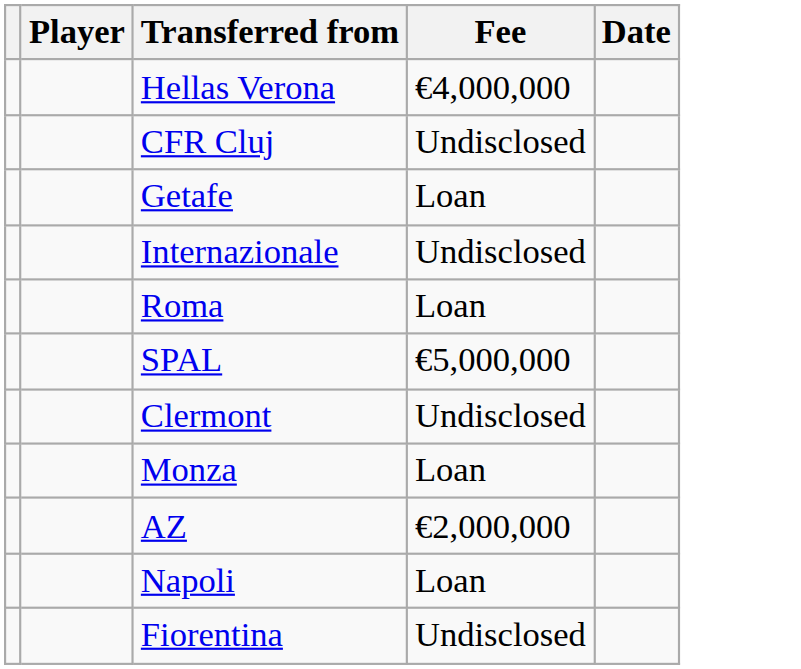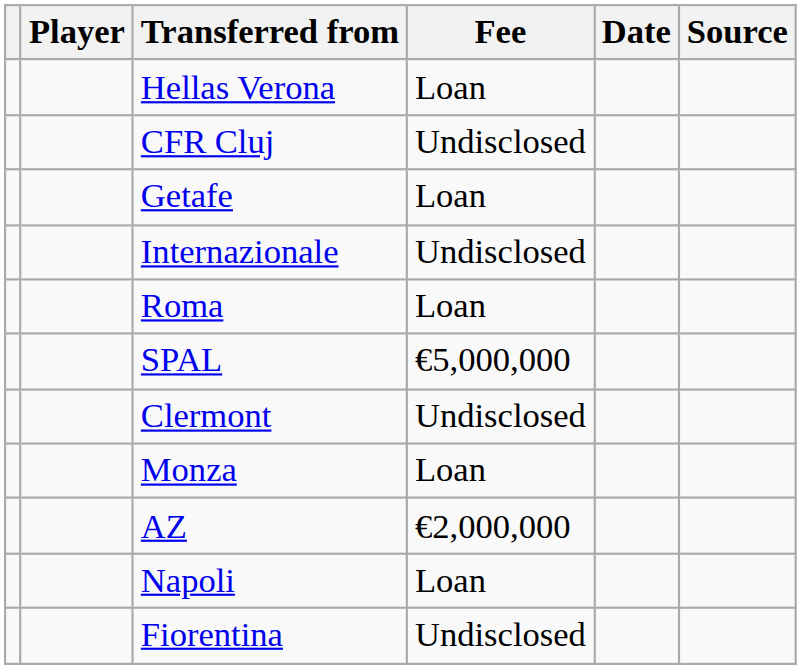+ column: (737, 31)
(493, 86) €4,000,000 -> (450, 86) Loan
